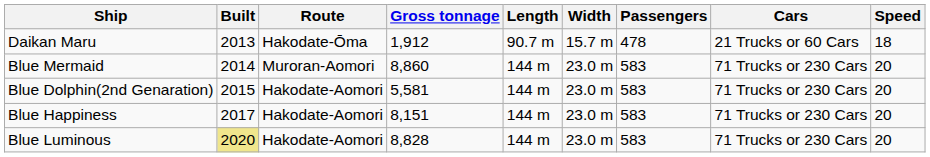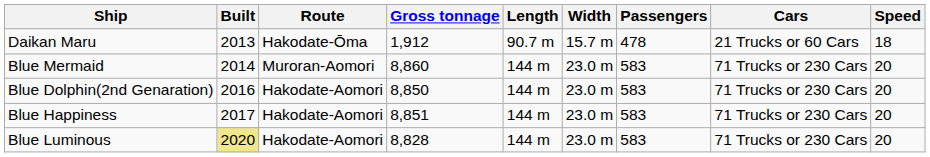(238, 90) 2015 -> (238, 90) 2016
(410, 90) 5,581 -> (410, 90) 8,850
(410, 115) 8,151 -> (410, 115) 8,851
